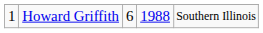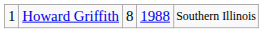(130, 16) 6 -> (130, 16) 8
